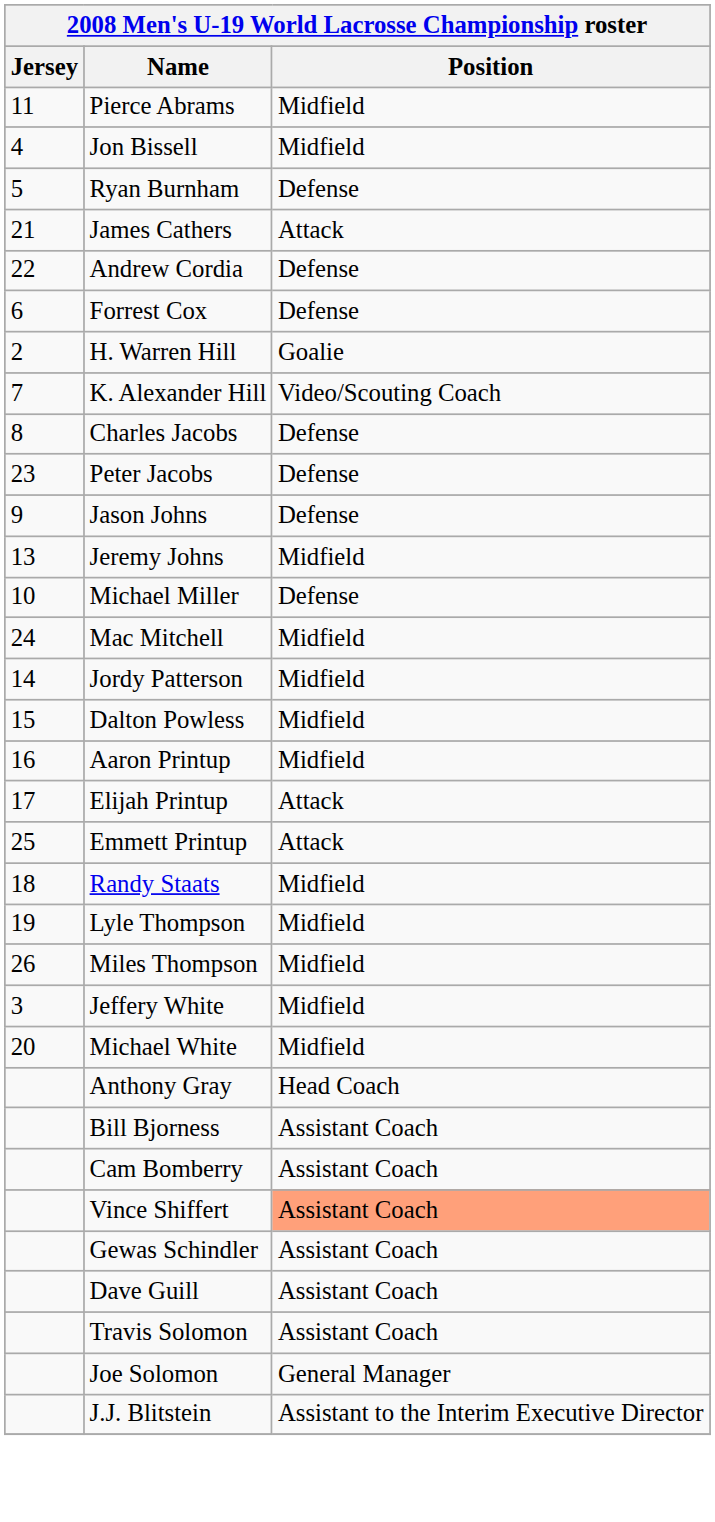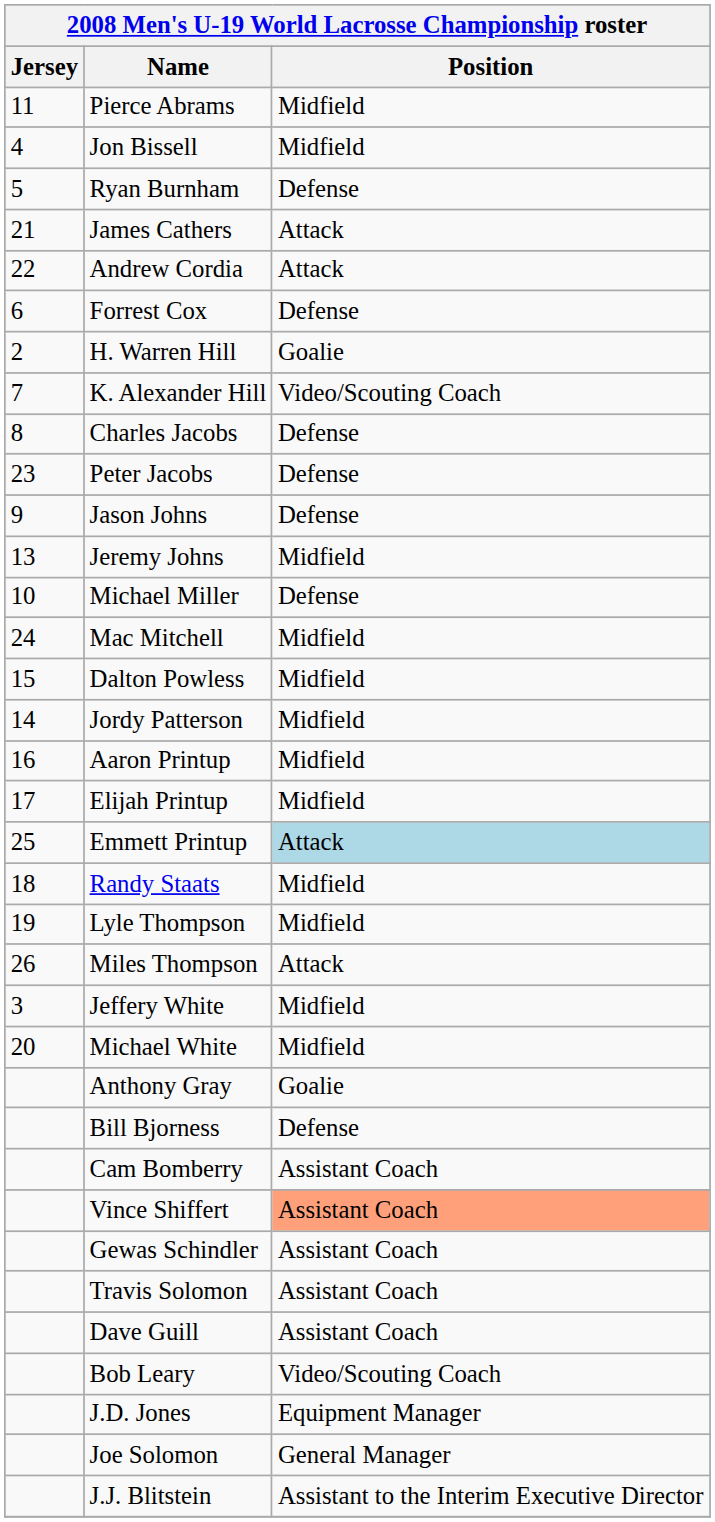(318, 270) Defense -> (311, 270) Attack
rows swapped: (166, 678) <-> (167, 719)
(311, 801) Attack -> (321, 801) Midfield
(311, 842) no background -> (311, 842) lightblue background
(321, 964) Midfield -> (311, 964) Attack
(339, 1087) Head Coach -> (311, 1087) Goalie
(358, 1128) Assistant Coach -> (318, 1128) Defense
rows swapped: (169, 1332) <-> (144, 1291)
+ row: (142, 1373)
+ row: (140, 1414)
